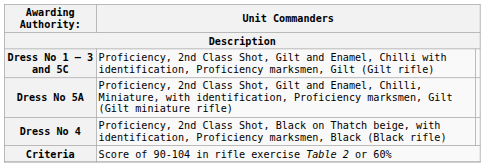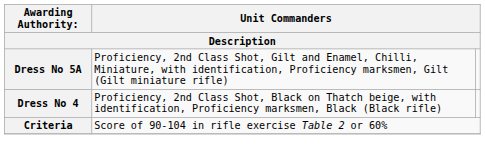- row: (50, 63)
